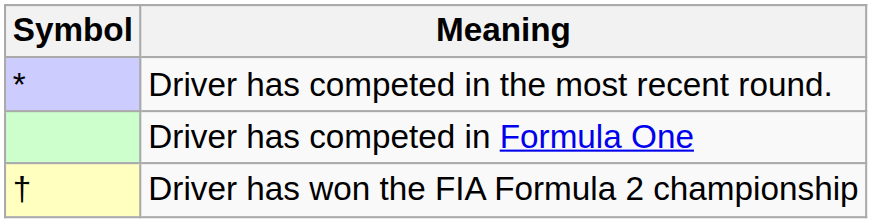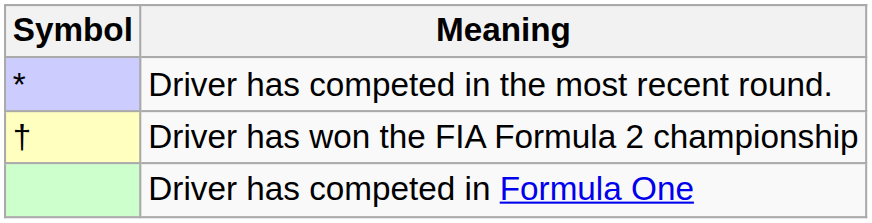rows swapped: (421, 136) <-> (503, 189)
